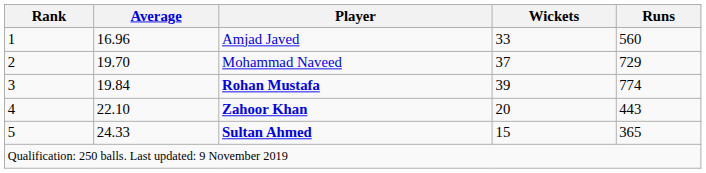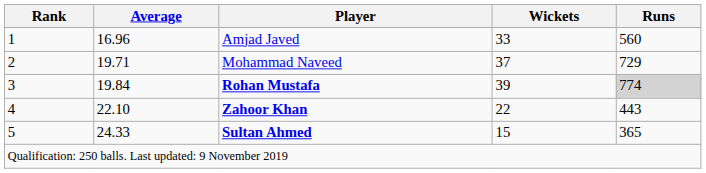(113, 62) 19.70 -> (113, 62) 19.71
(630, 86) no background -> (630, 86) lightgrey background
(503, 109) 20 -> (503, 109) 22
